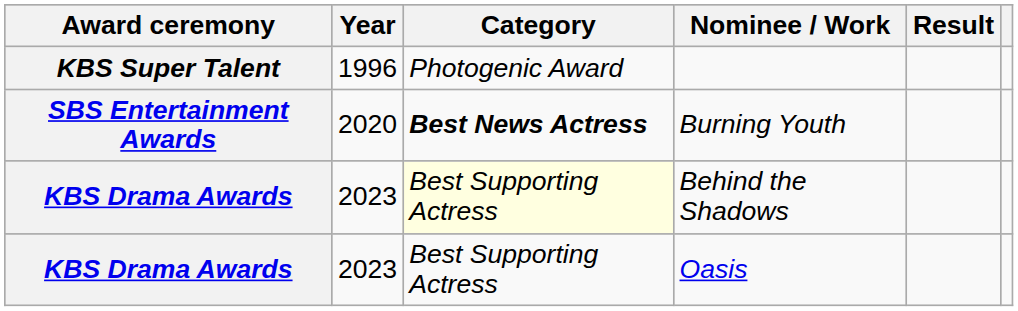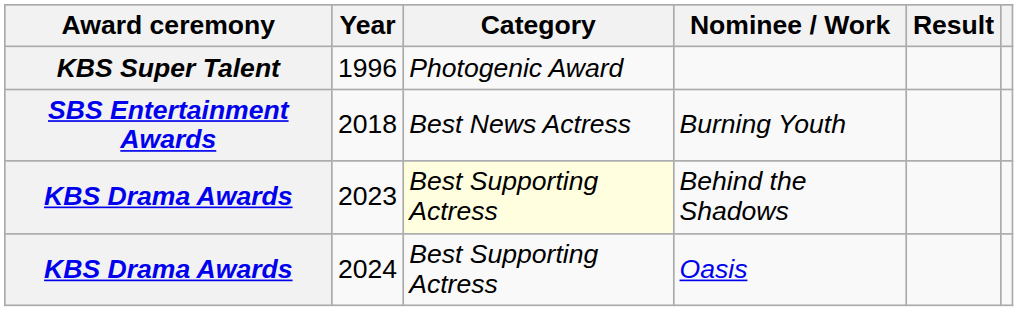(367, 124) 2020 -> (367, 124) 2018
(528, 124) bold -> (520, 124) normal
(367, 268) 2023 -> (367, 268) 2024
